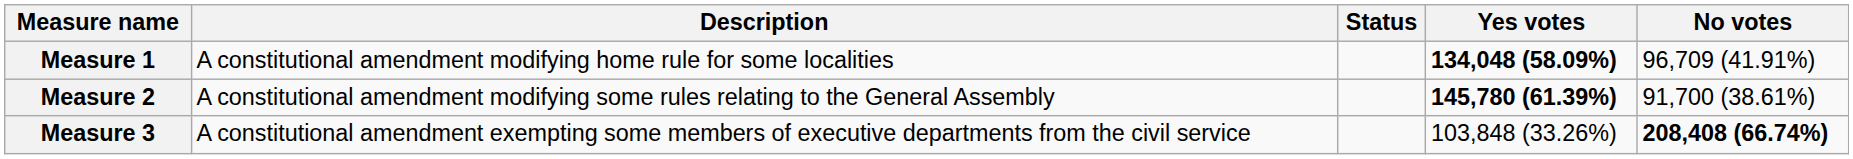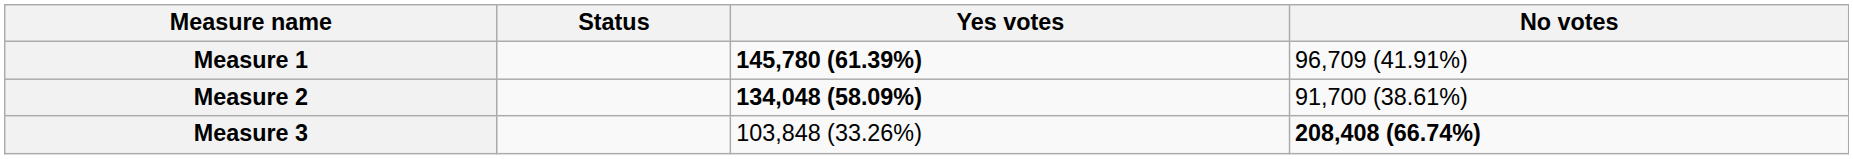- column: (764, 23)
(1524, 60) 134,048 (58.09%) -> (829, 60) 145,780 (61.39%)
(1524, 97) 145,780 (61.39%) -> (829, 97) 134,048 (58.09%)
